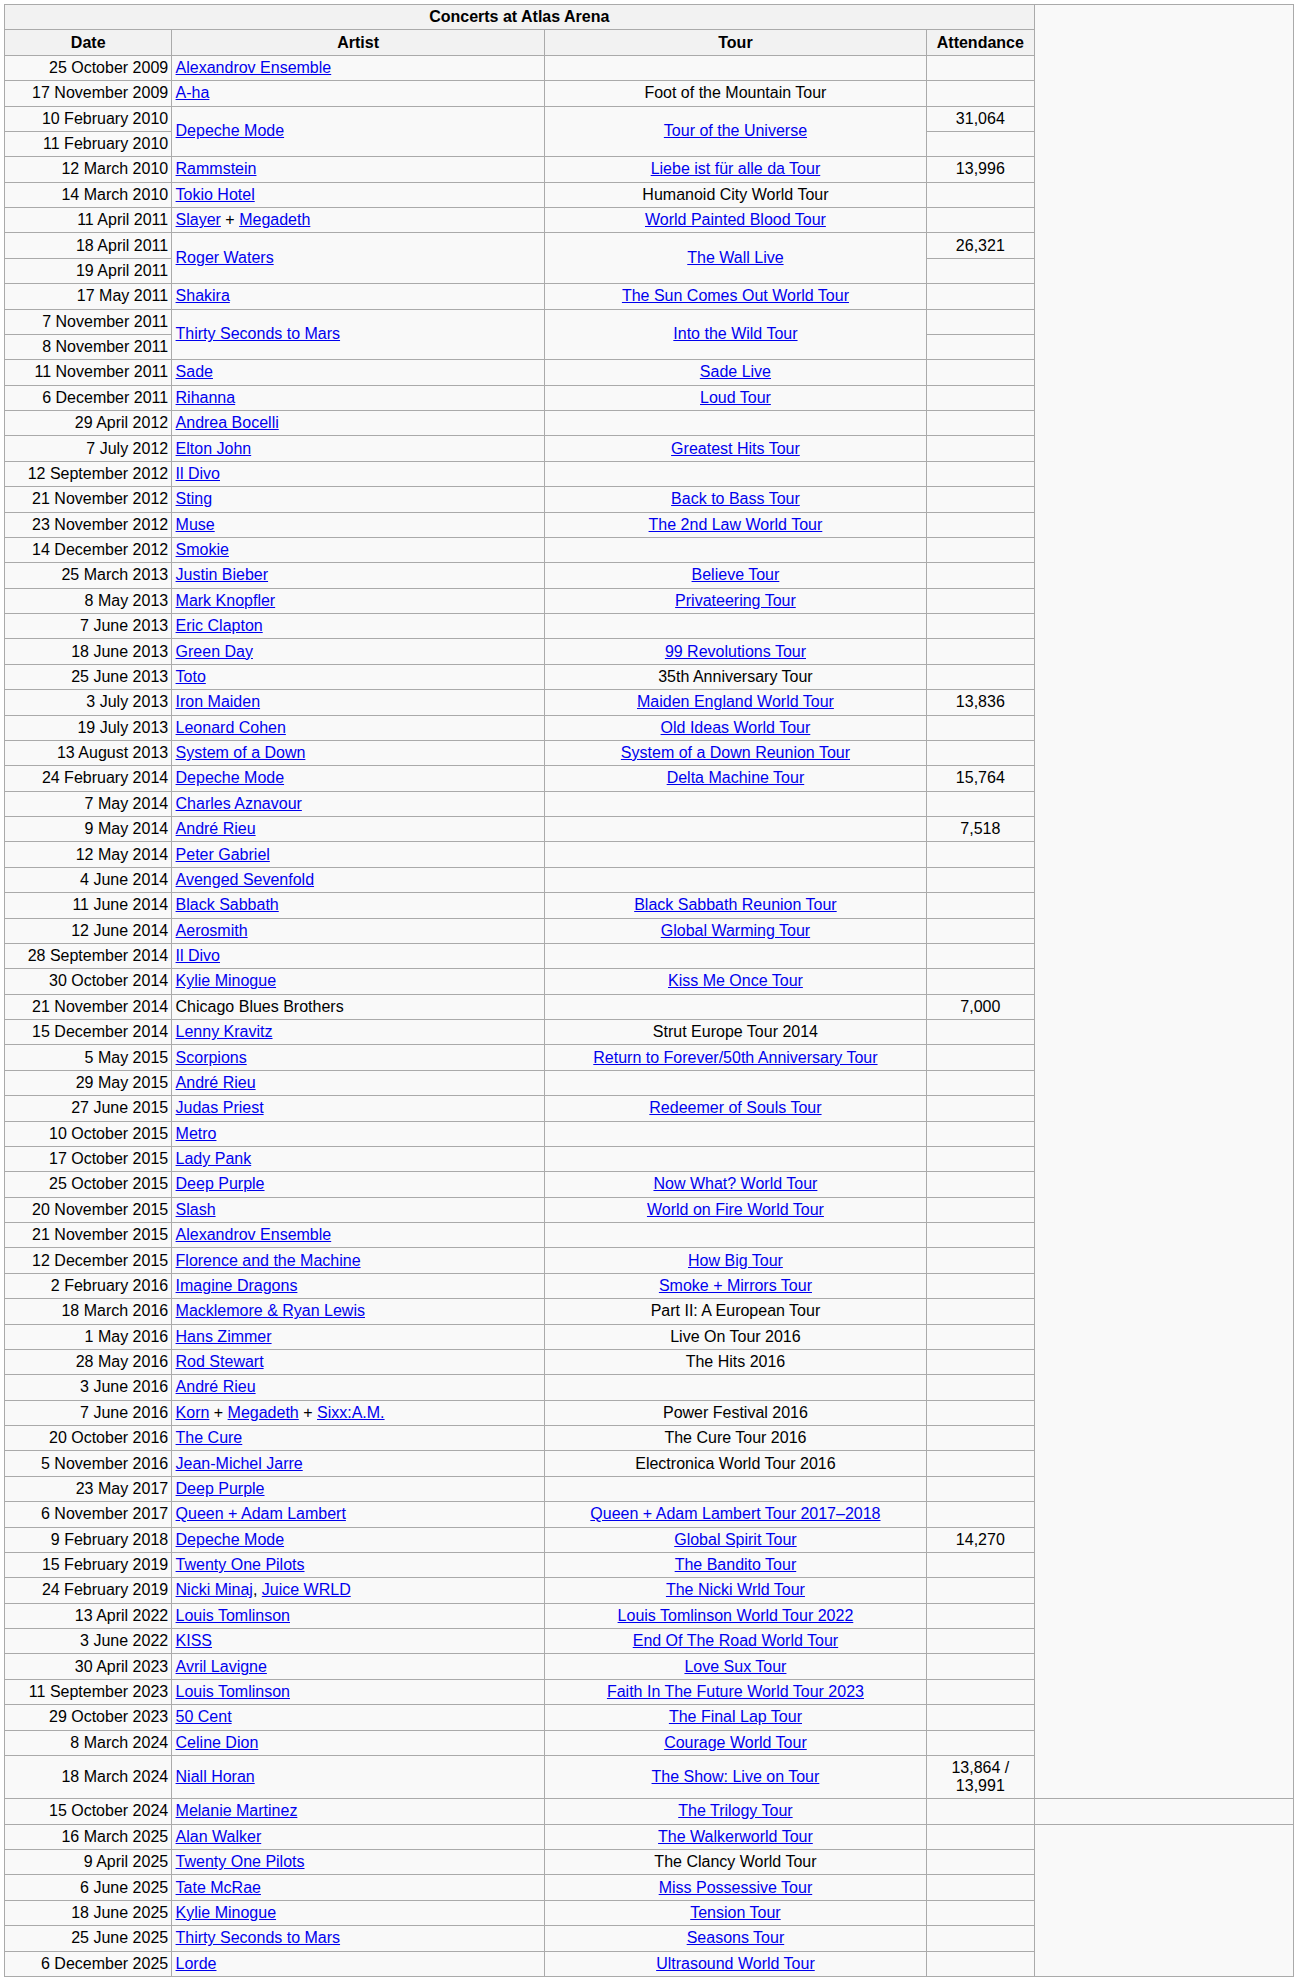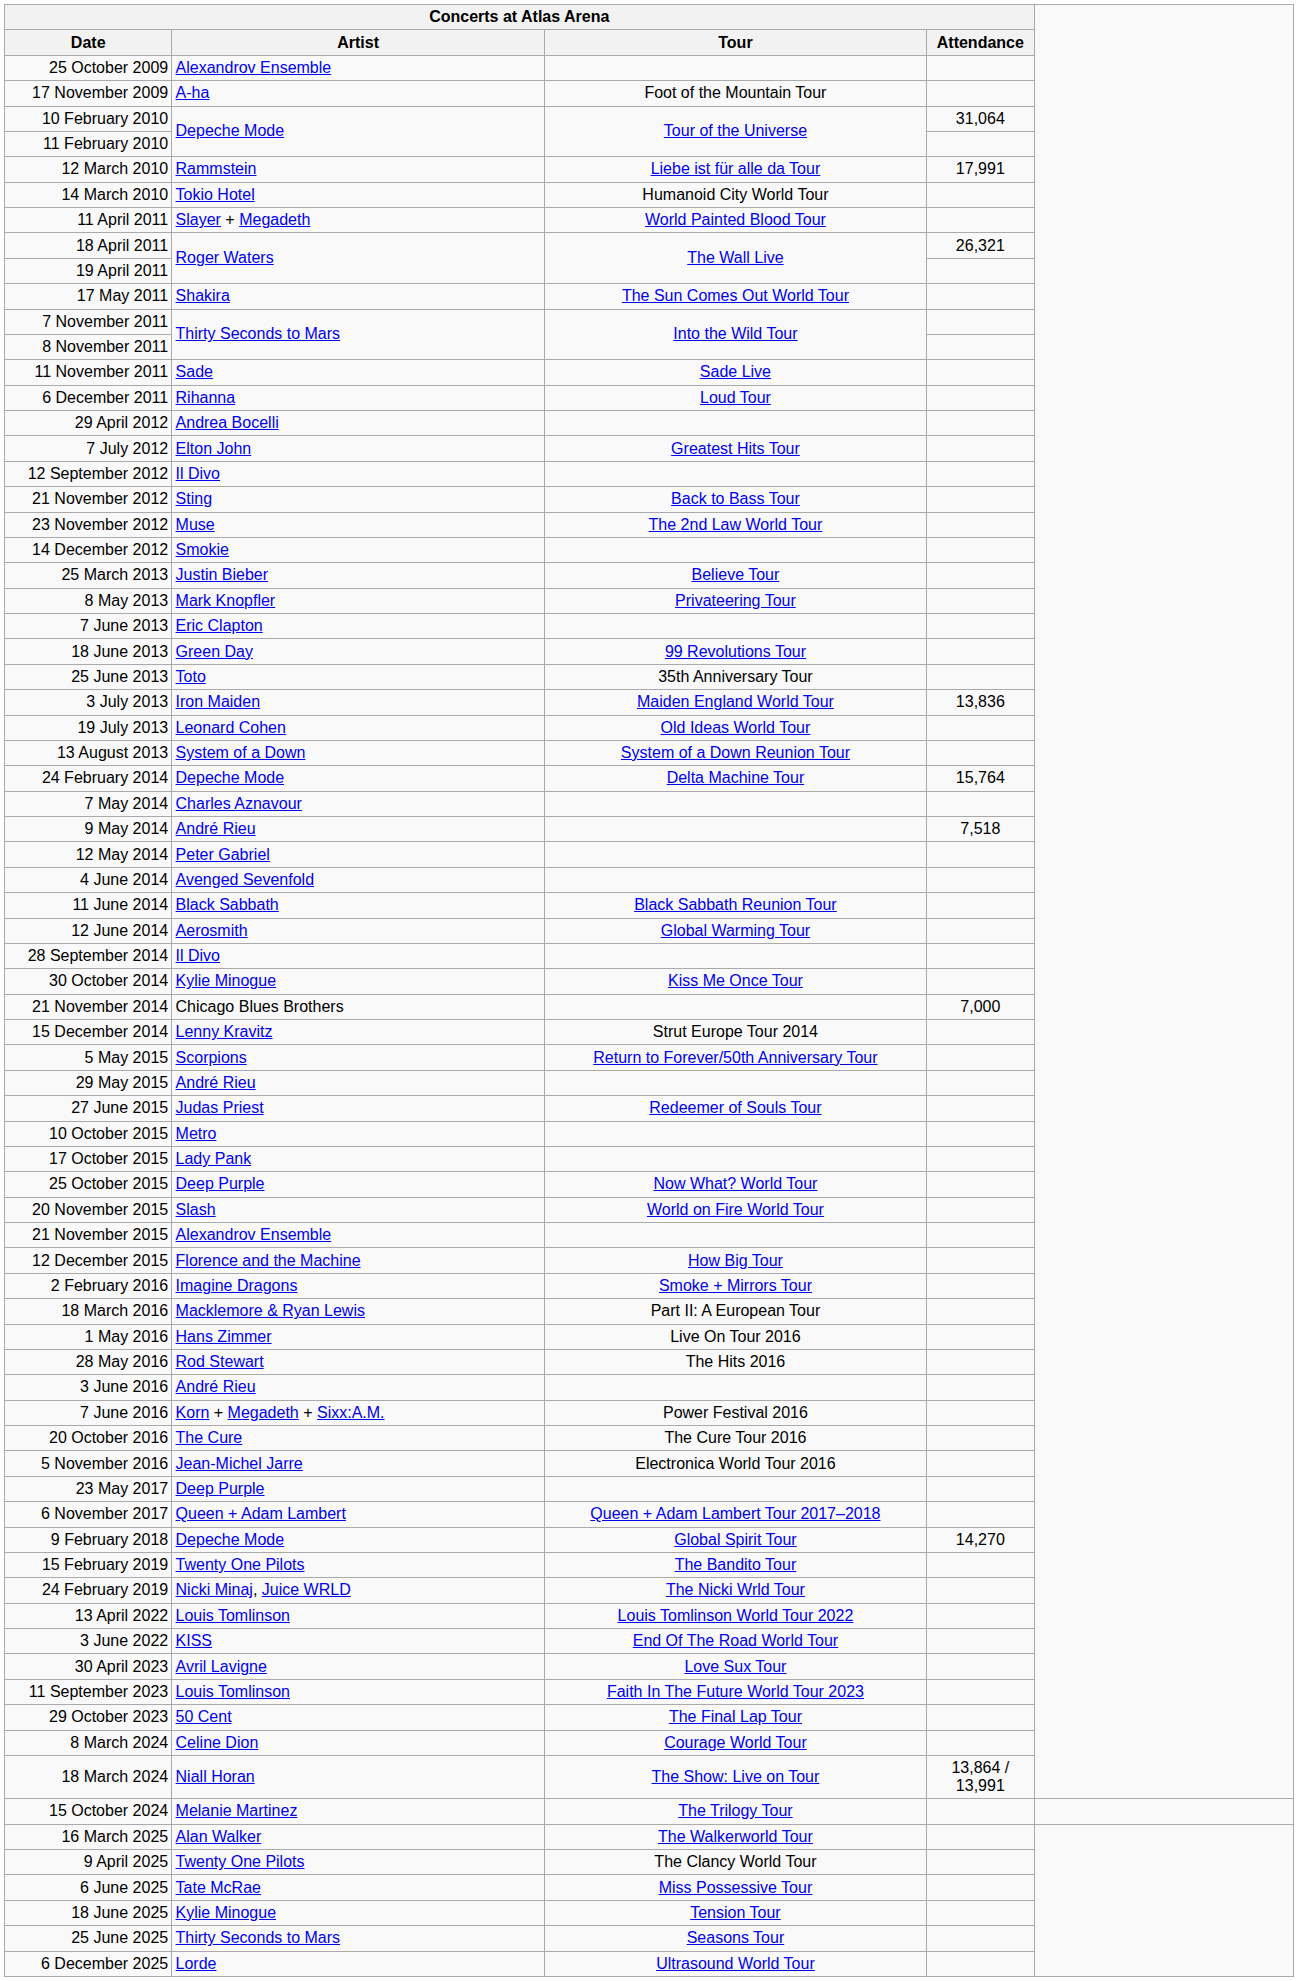(980, 169) 13,996 -> (980, 169) 17,991
